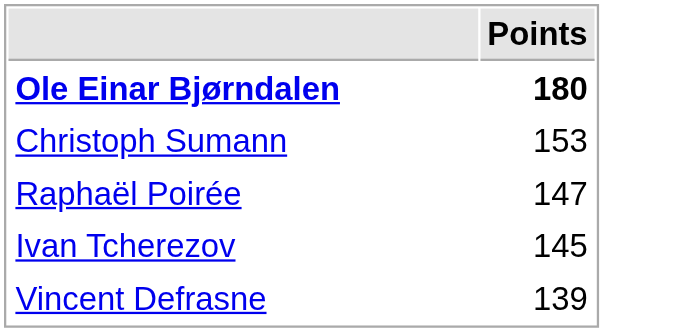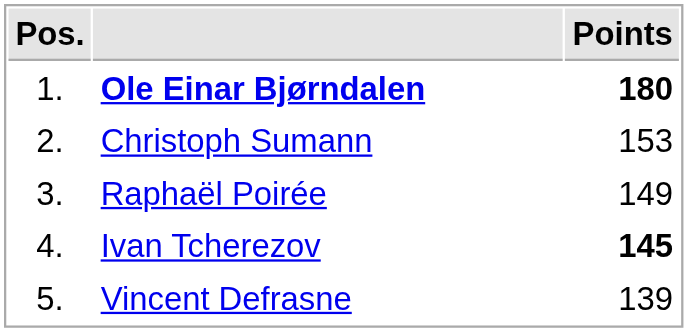+ column: (50, 34)
(560, 193) 147 -> (646, 193) 149
(560, 246) normal -> (646, 246) bold
